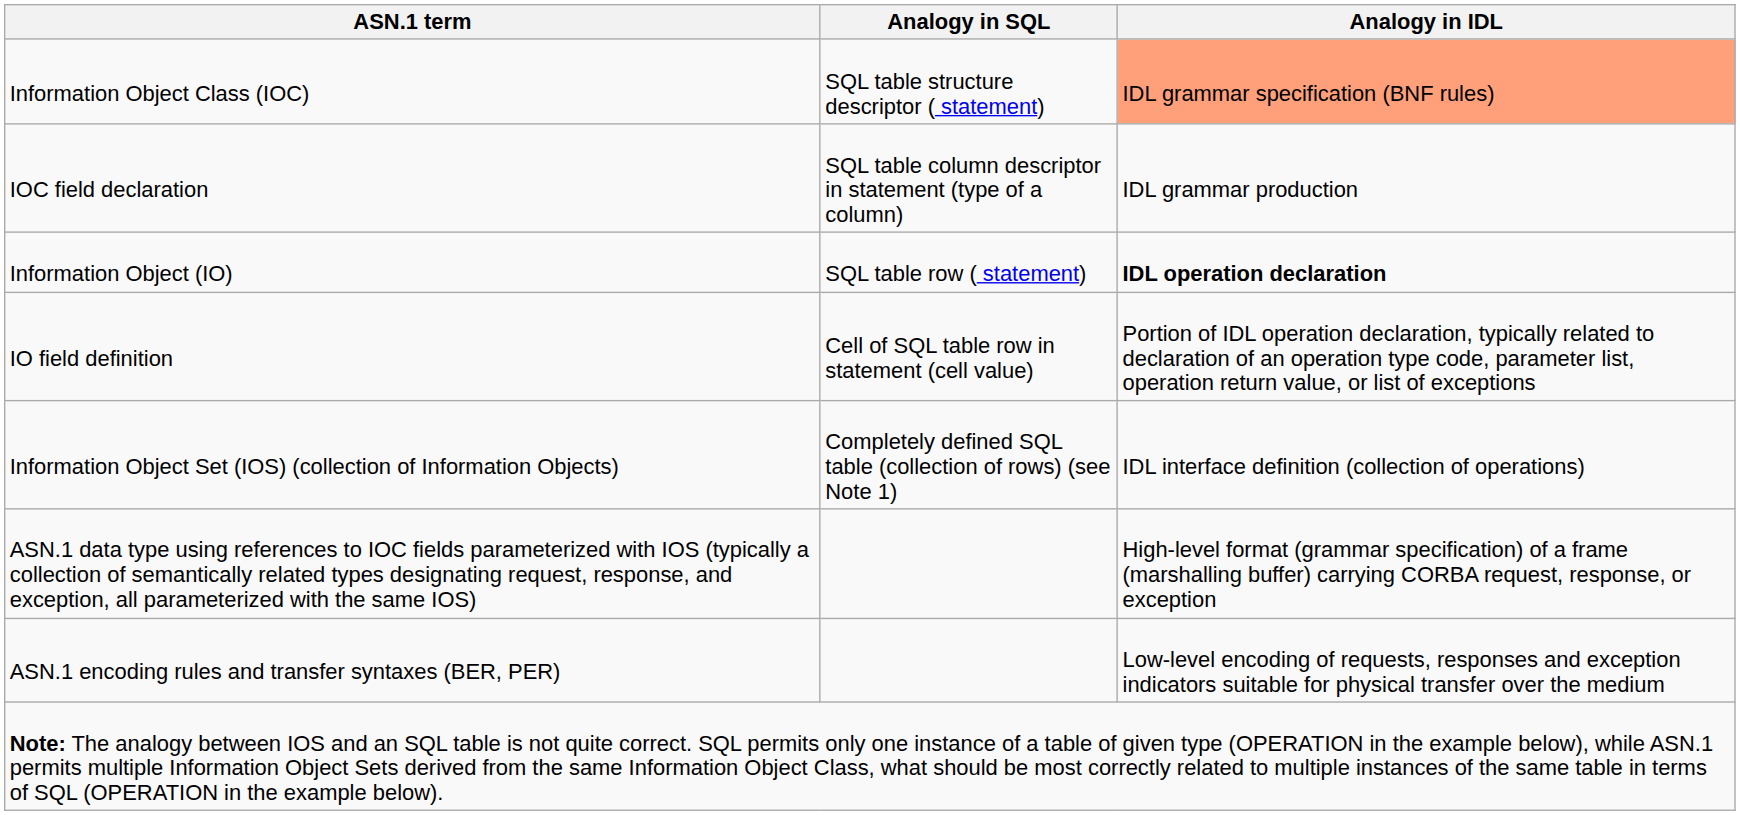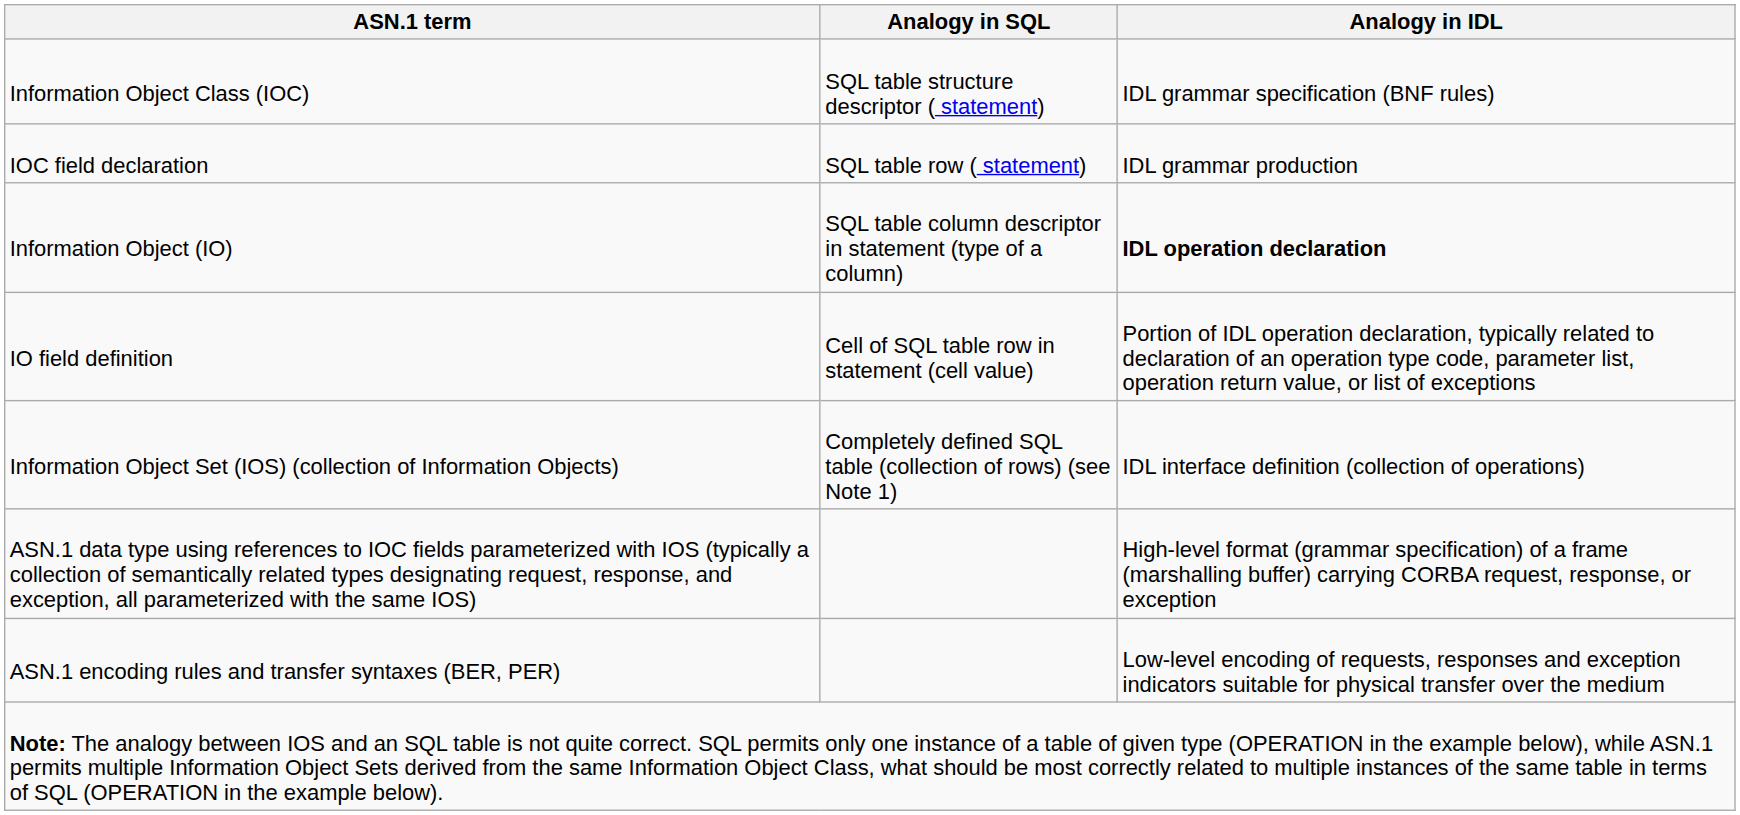(1308, 93) lightsalmon background -> (1308, 93) no background
(963, 190) SQL table column descriptor in statement (type of a column) -> (956, 165) SQL table row ( statement)
(956, 274) SQL table row ( statement) -> (963, 249) SQL table column descriptor in statement (type of a column)
